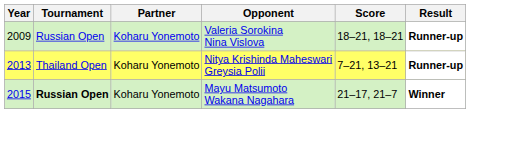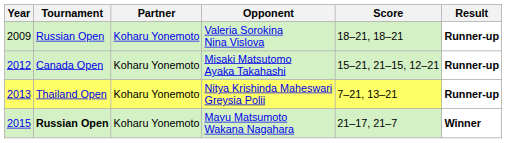+ row: (248, 65)
